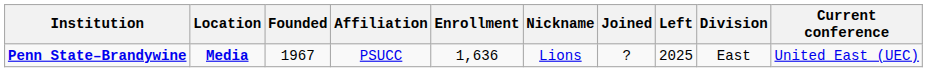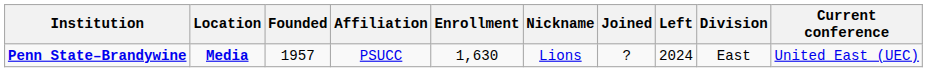(298, 56) 1967 -> (298, 56) 1957
(477, 56) 1,636 -> (477, 56) 1,630
(676, 56) 2025 -> (676, 56) 2024
